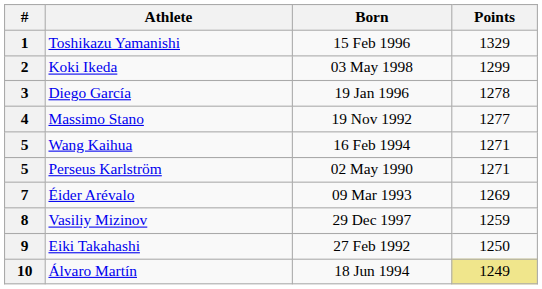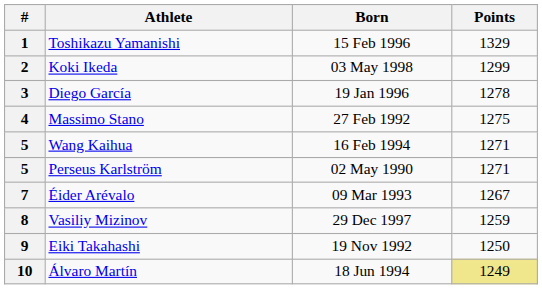(372, 119) 19 Nov 1992 -> (372, 119) 27 Feb 1992
(495, 119) 1277 -> (495, 119) 1275
(495, 195) 1269 -> (495, 195) 1267
(372, 246) 27 Feb 1992 -> (372, 246) 19 Nov 1992
